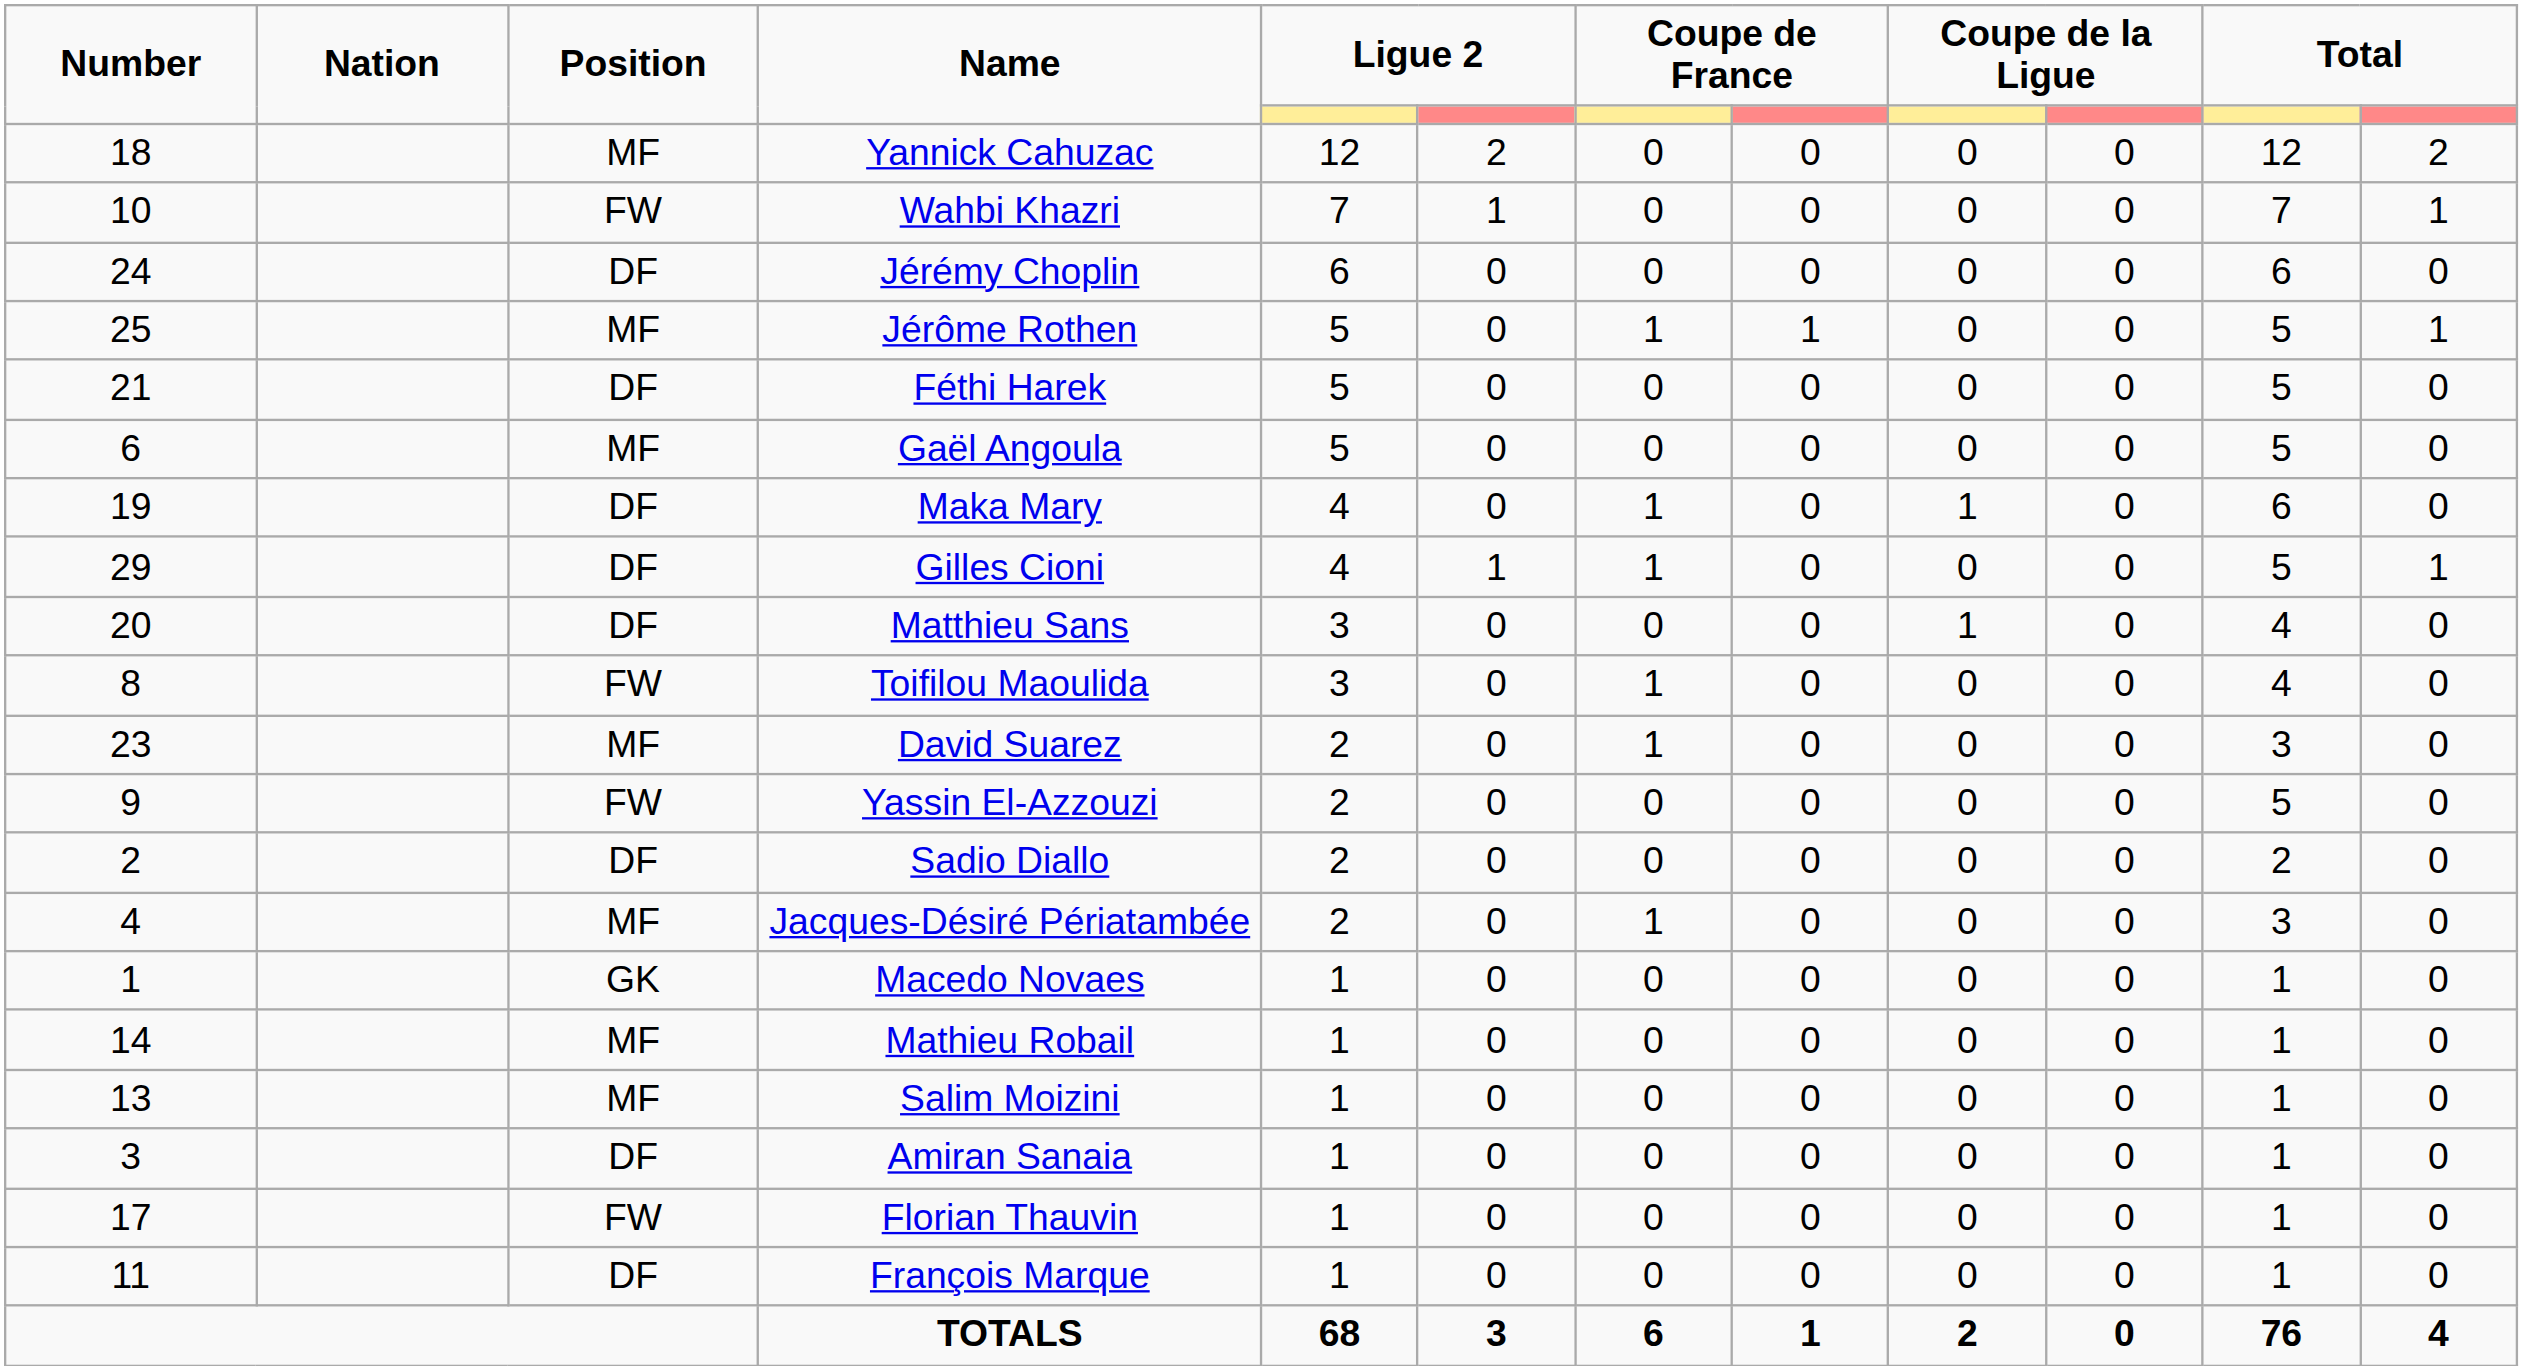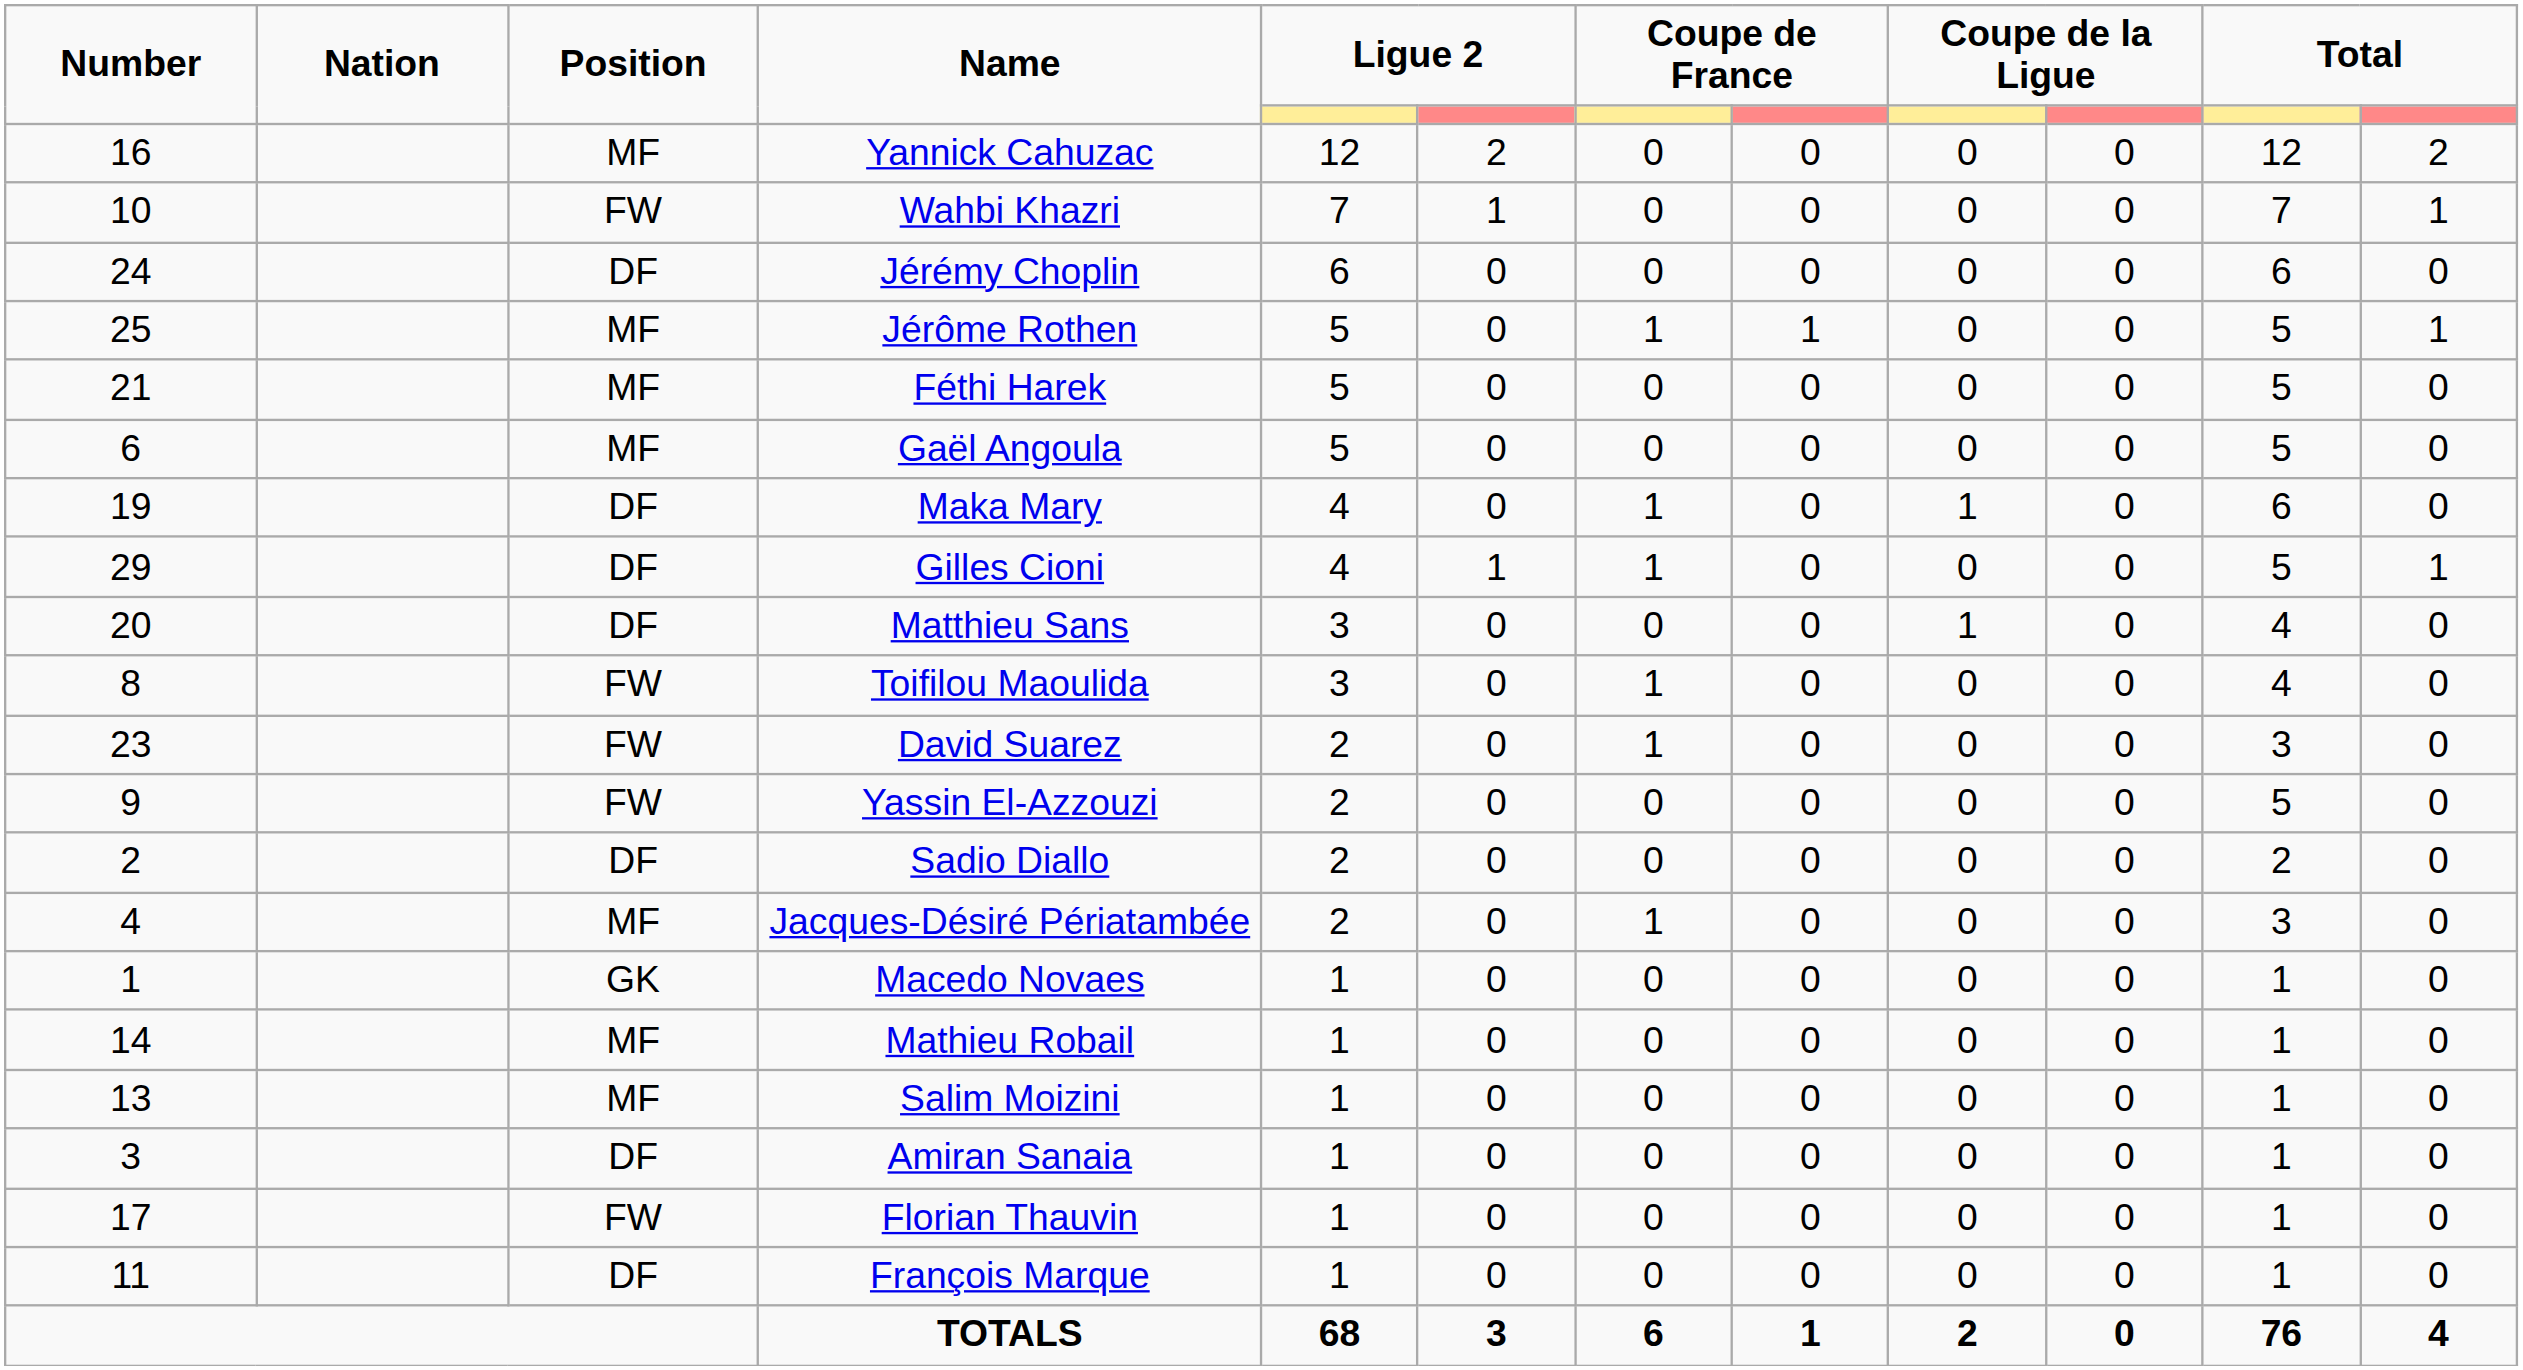(131, 152) 18 -> (131, 152) 16
(633, 388) DF -> (633, 388) MF
(633, 743) MF -> (633, 743) FW
